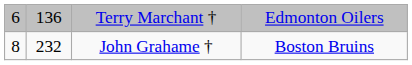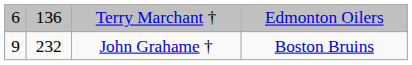(15, 45) 8 -> (15, 45) 9
